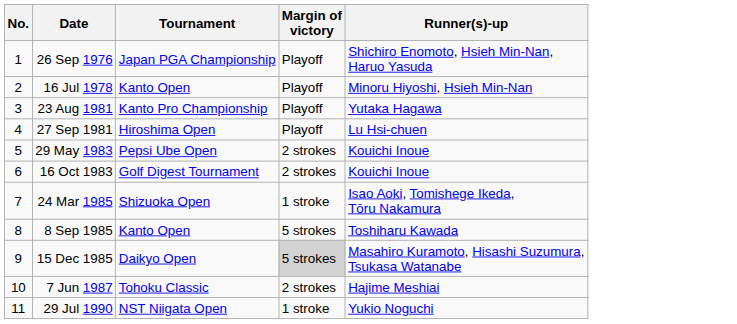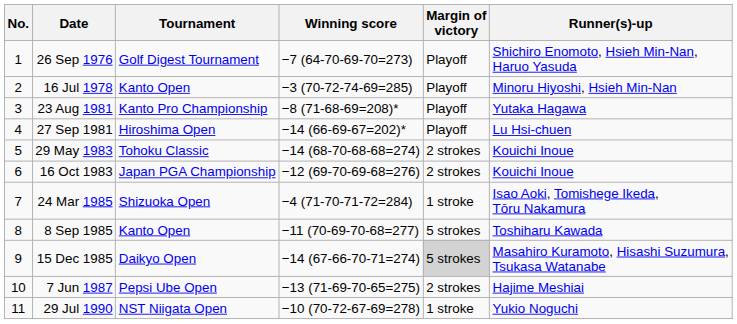+ column: (351, 23)
(197, 59) Japan PGA Championship -> (189, 59) Golf Digest Tournament
(168, 151) Pepsi Ube Open -> (164, 151) Tohoku Classic
(189, 172) Golf Digest Tournament -> (197, 172) Japan PGA Championship
(164, 287) Tohoku Classic -> (168, 287) Pepsi Ube Open
